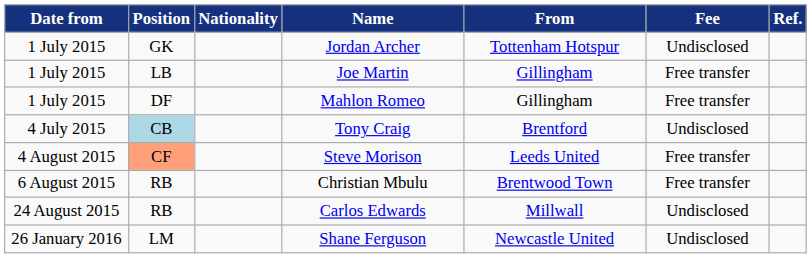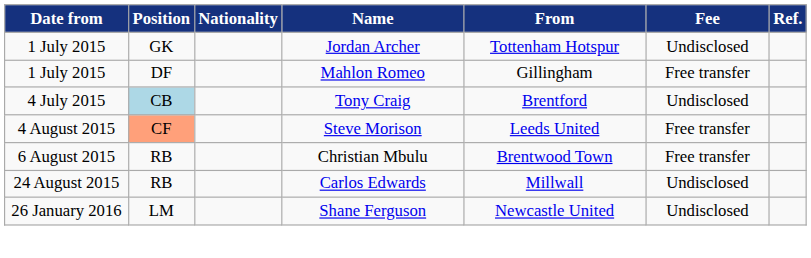- row: (373, 73)
